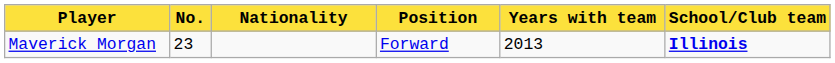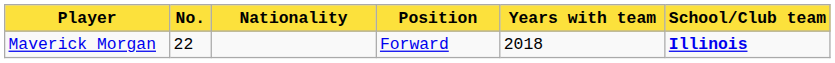(183, 45) 23 -> (183, 45) 22
(523, 45) 2013 -> (523, 45) 2018
